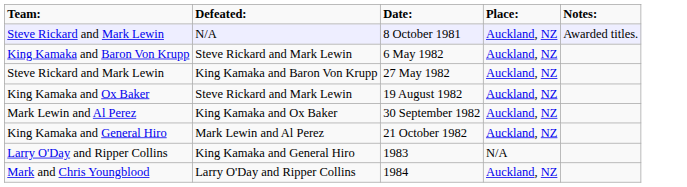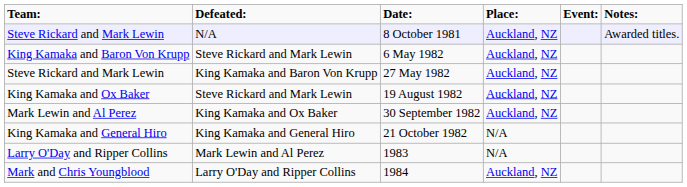+ column: (581, 14)
(260, 133) Mark Lewin and Al Perez -> (275, 133) King Kamaka and General Hiro
(522, 133) Auckland, NZ -> (497, 133) N/A
(275, 152) King Kamaka and General Hiro -> (260, 152) Mark Lewin and Al Perez
